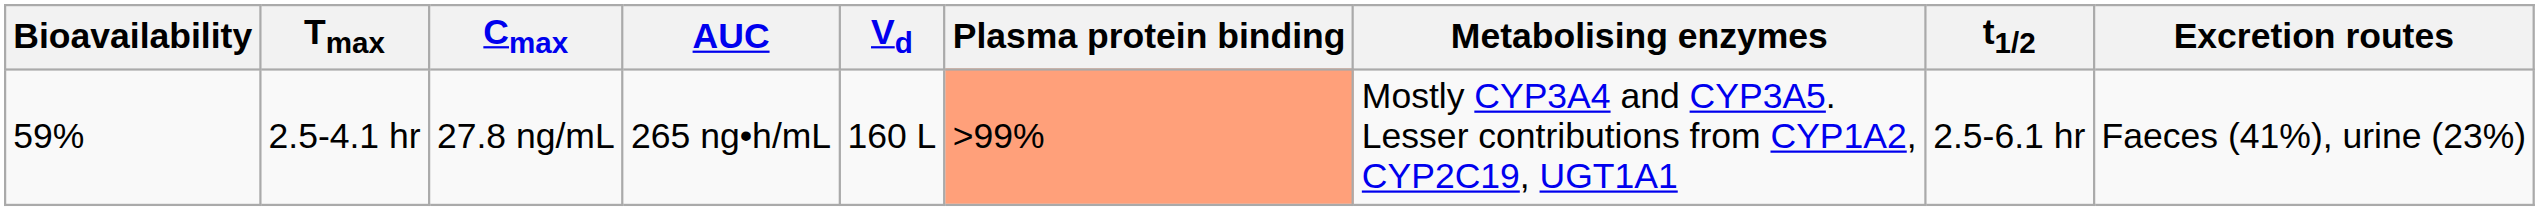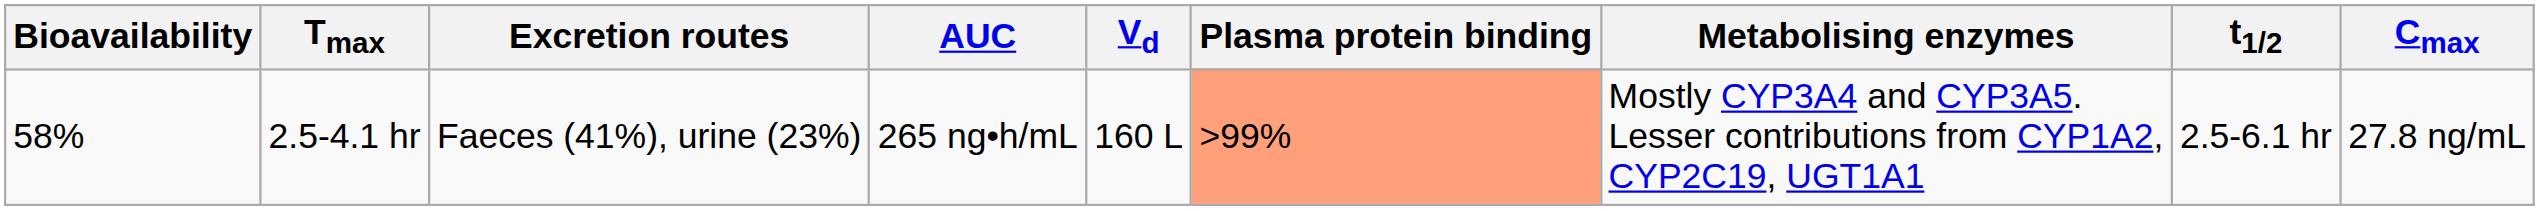columns swapped: (526, 37) <-> (2314, 36)
(49, 136) 59% -> (49, 136) 58%
